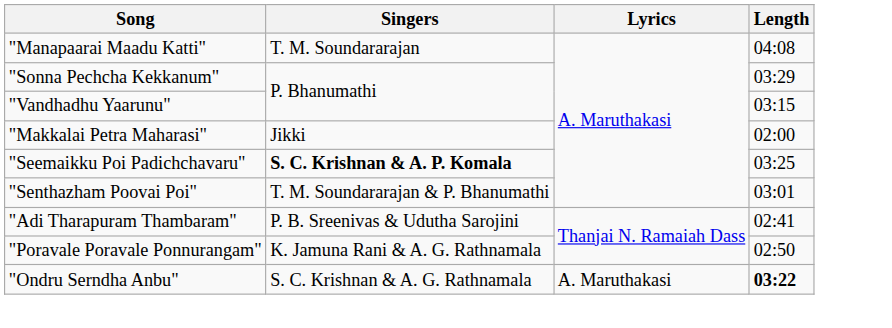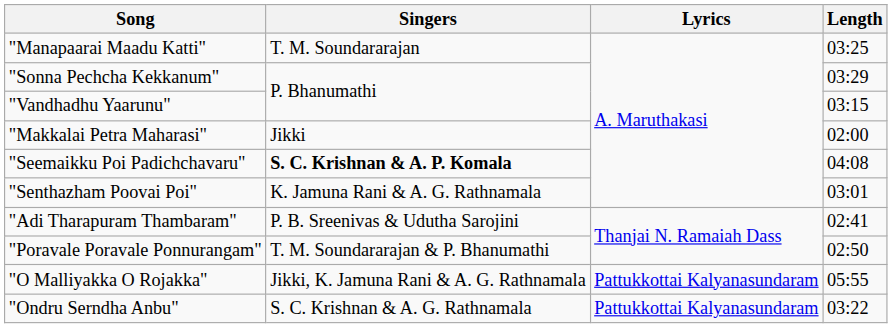(774, 47) 04:08 -> (848, 47) 03:25
(774, 163) 03:25 -> (848, 163) 04:08
(410, 192) T. M. Soundararajan & P. Bhanumathi -> (406, 192) K. Jamuna Rani & A. G. Rathnamala
(406, 250) K. Jamuna Rani & A. G. Rathnamala -> (410, 250) T. M. Soundararajan & P. Bhanumathi
+ row: (108, 279)
(615, 279) A. Maruthakasi -> (706, 308) Pattukkottai Kalyanasundaram
(775, 279) bold -> (848, 308) normal
